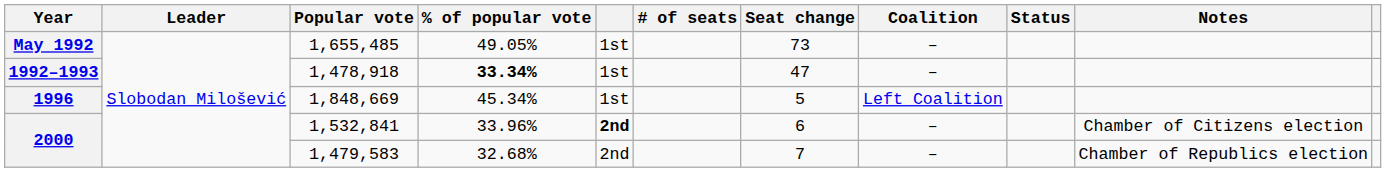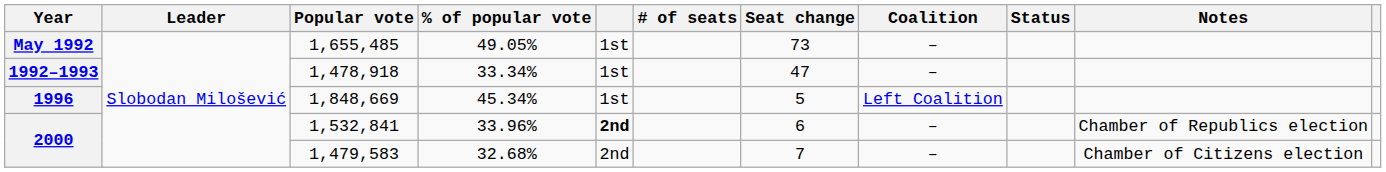(507, 72) bold -> (507, 72) normal
(1223, 127) Chamber of Citizens election -> (1223, 127) Chamber of Republics election
(1223, 154) Chamber of Republics election -> (1223, 154) Chamber of Citizens election
